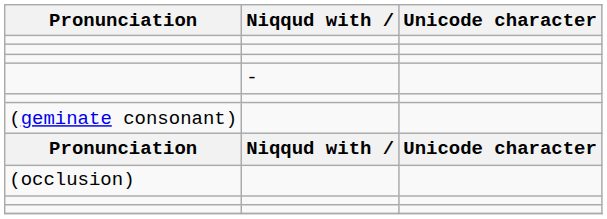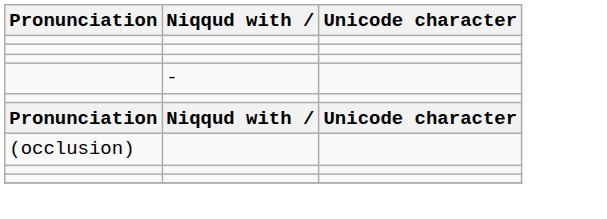- row: (123, 118)
